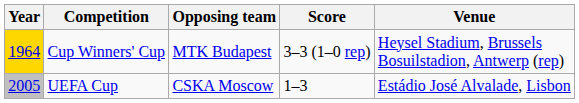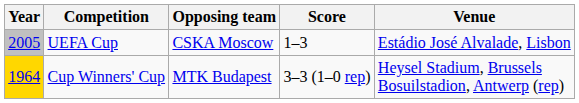rows swapped: (106, 51) <-> (83, 85)
